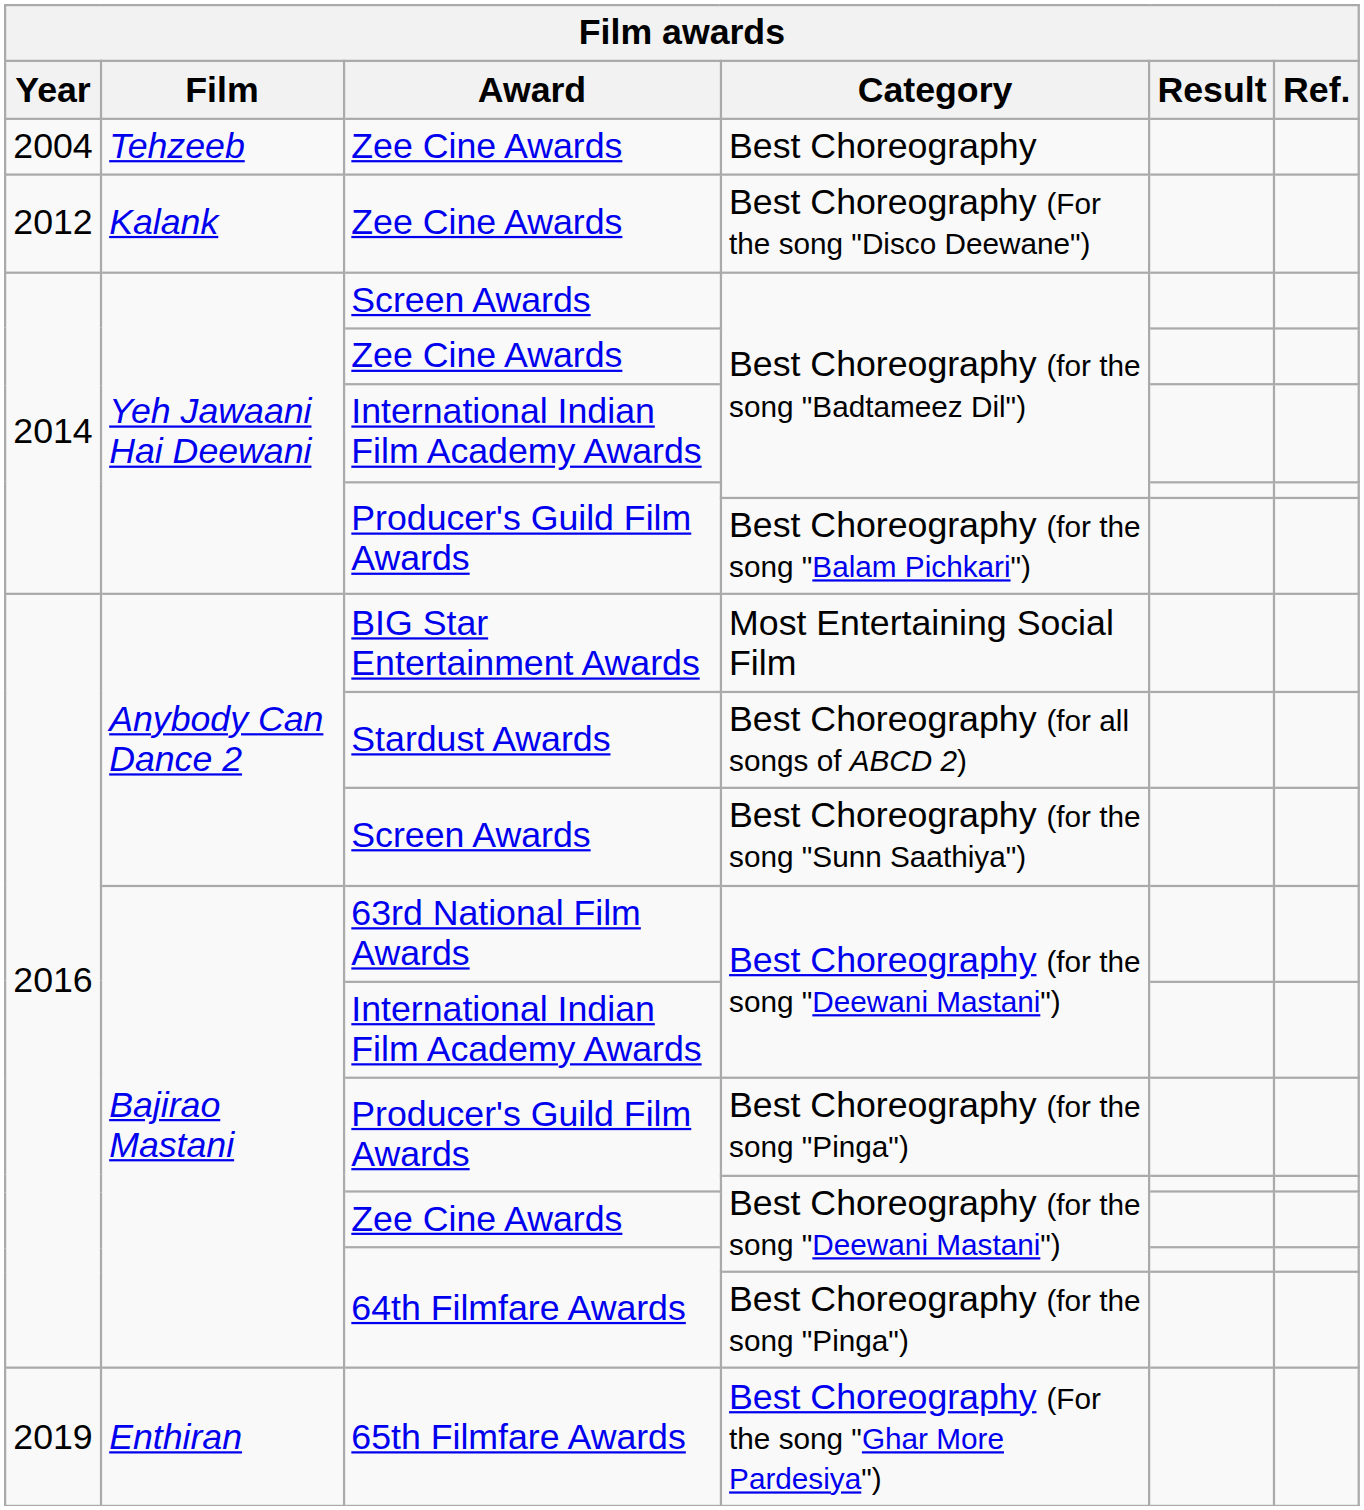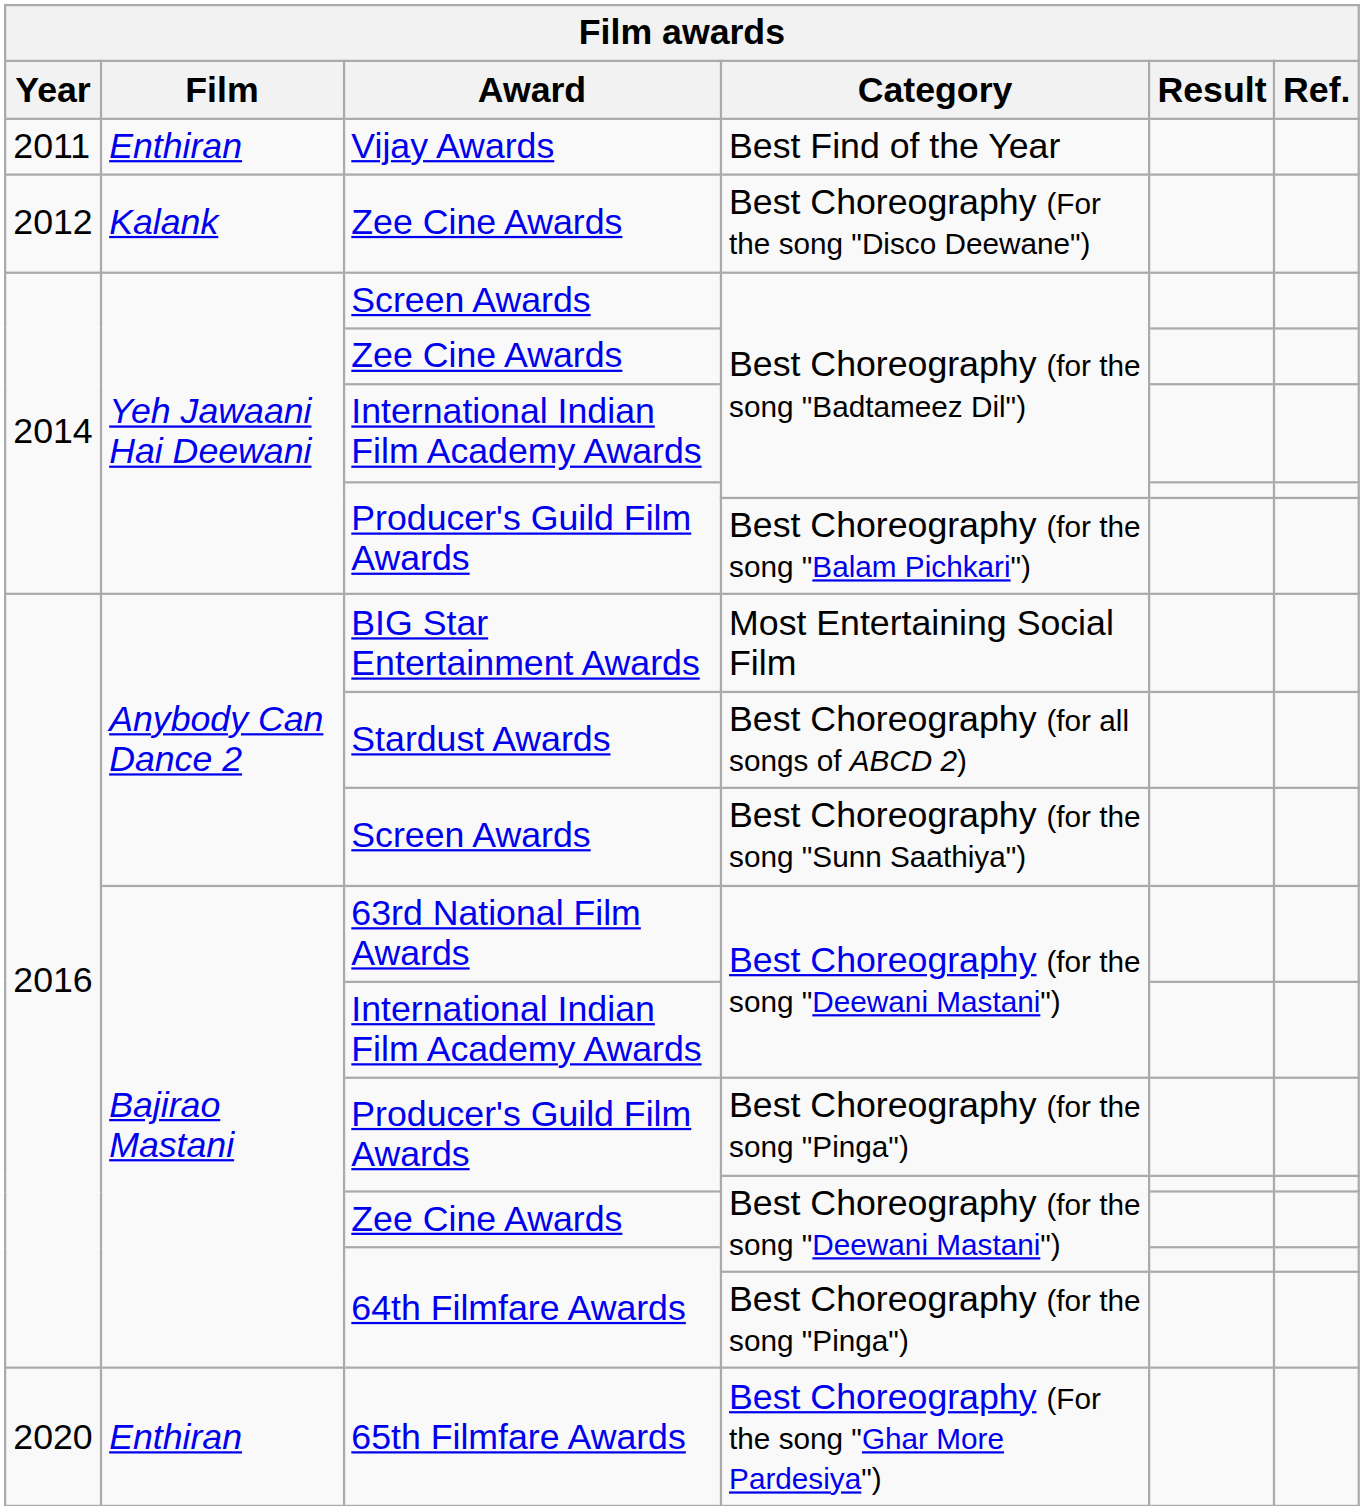- row: (487, 145)
+ row: (453, 145)
(53, 1436) 2019 -> (53, 1436) 2020
